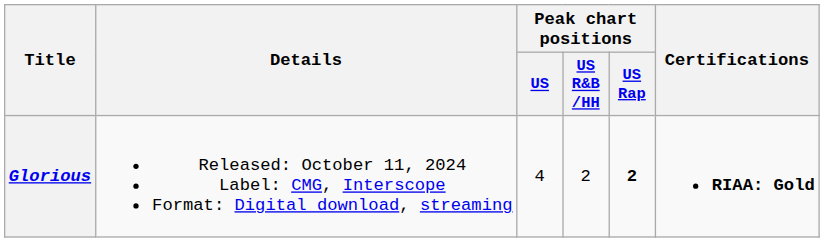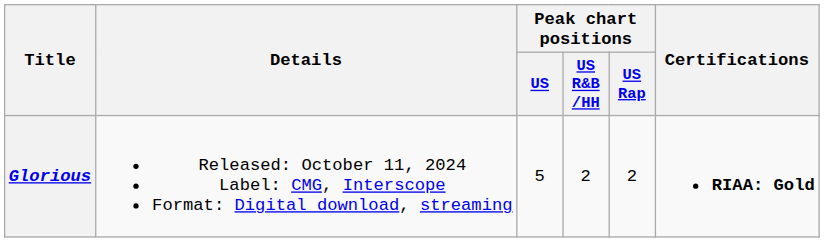(540, 176) 4 -> (540, 176) 5
(632, 176) bold -> (632, 176) normal
